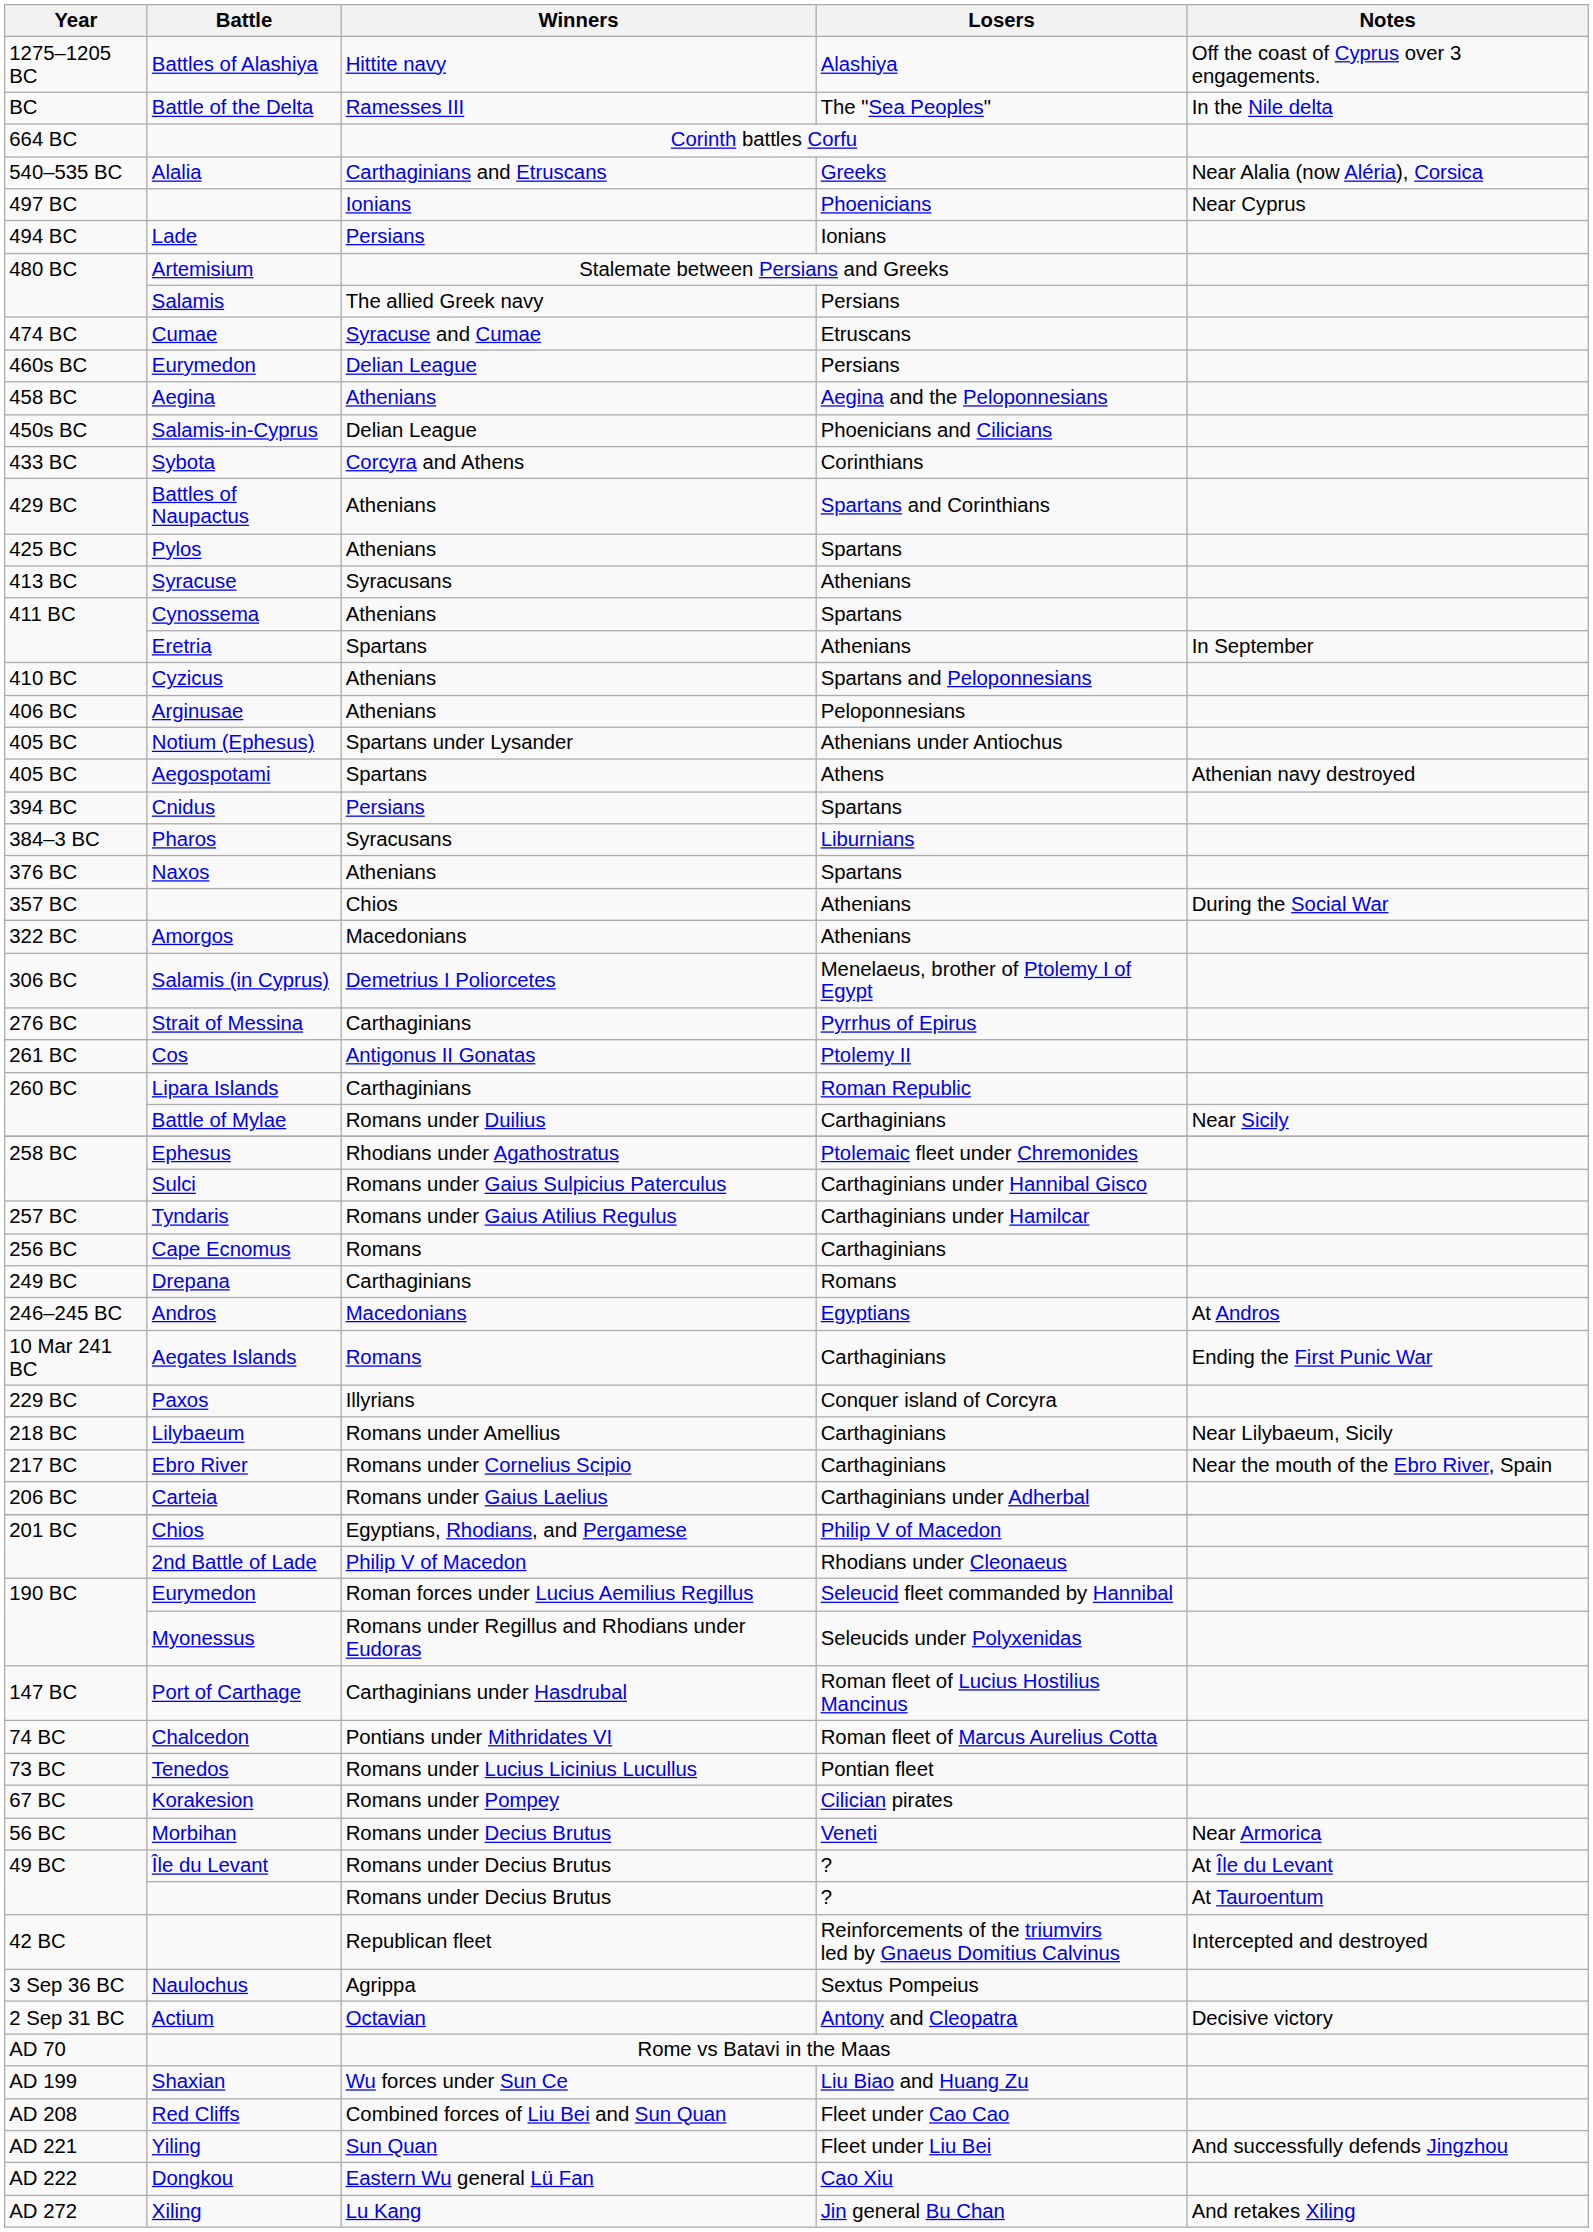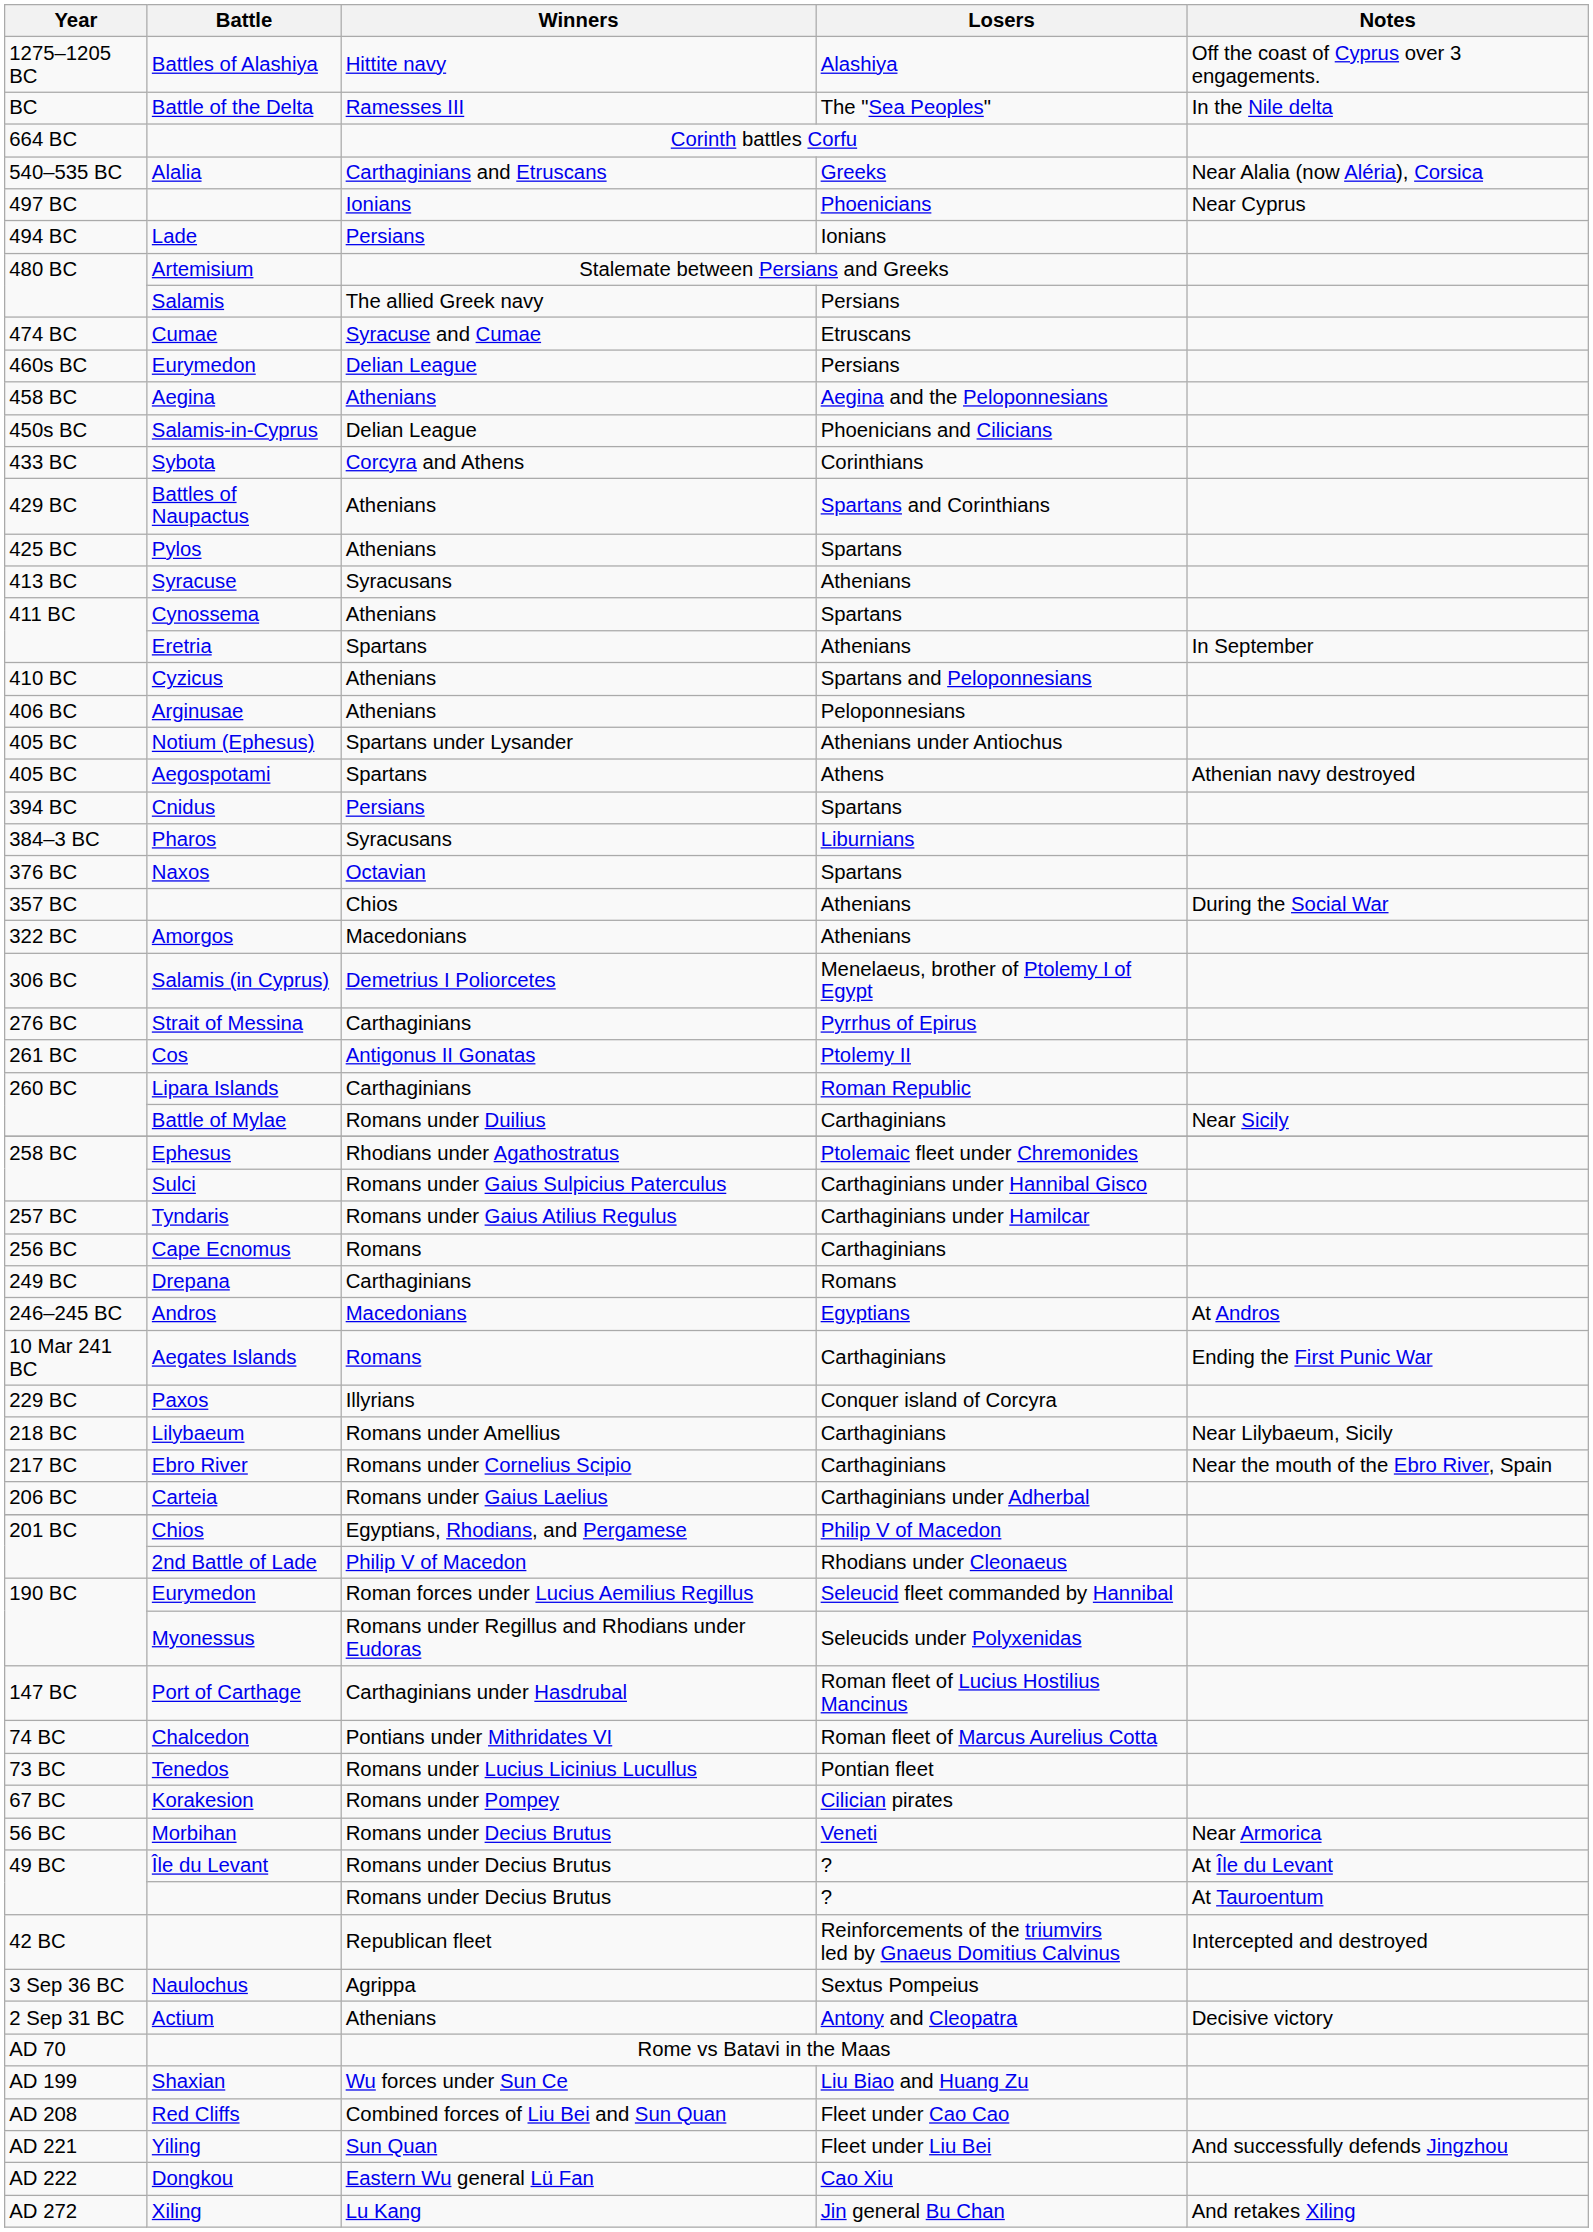(391, 871) Athenians -> (386, 871) Octavian
(386, 2017) Octavian -> (391, 2017) Athenians
